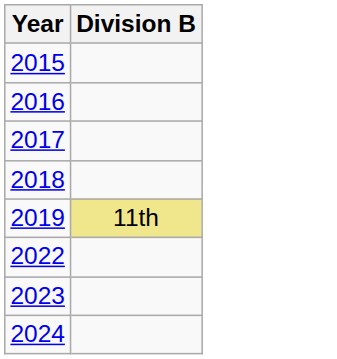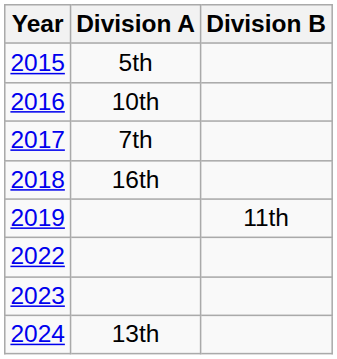+ column: (136, 23)
(136, 218) khaki background -> (266, 218) no background
